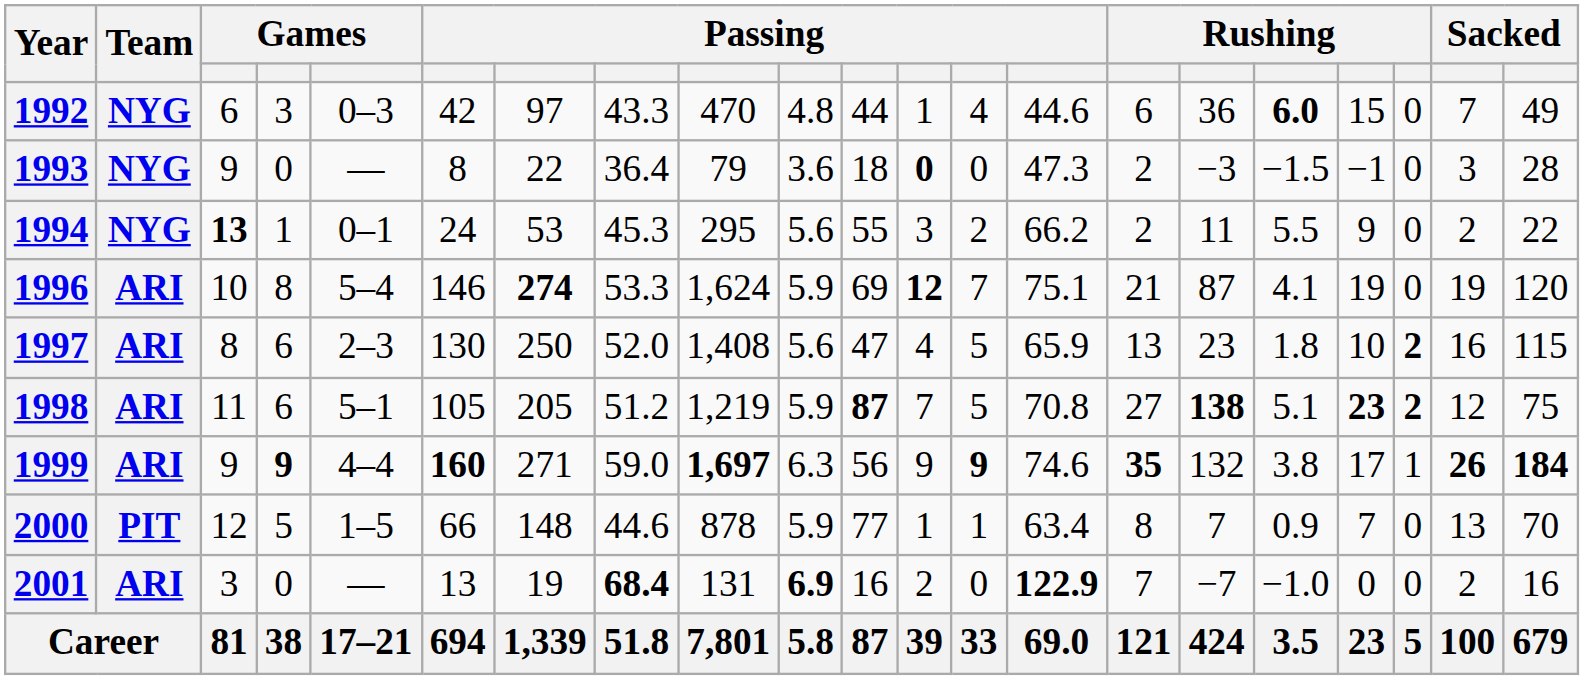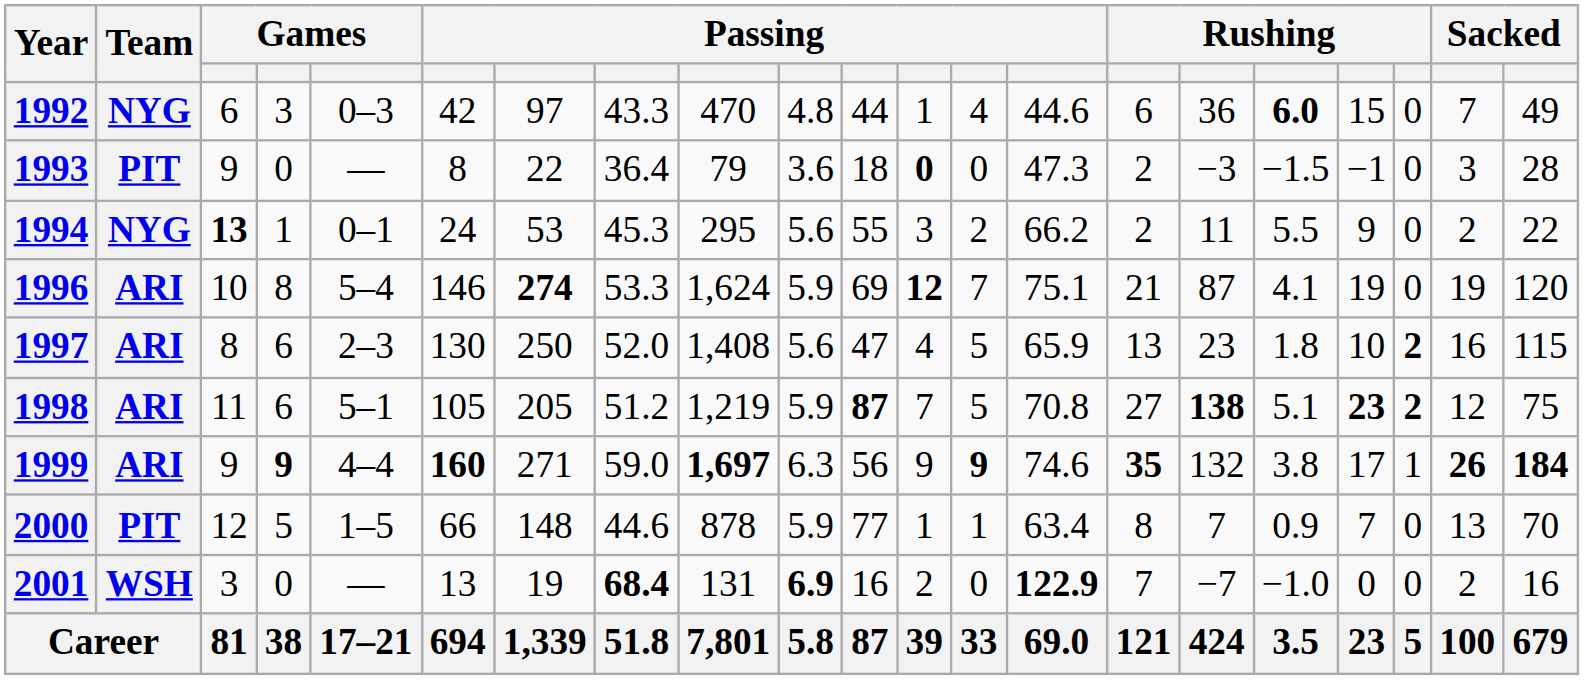(149, 169) NYG -> (149, 169) PIT
(149, 583) ARI -> (149, 583) WSH
